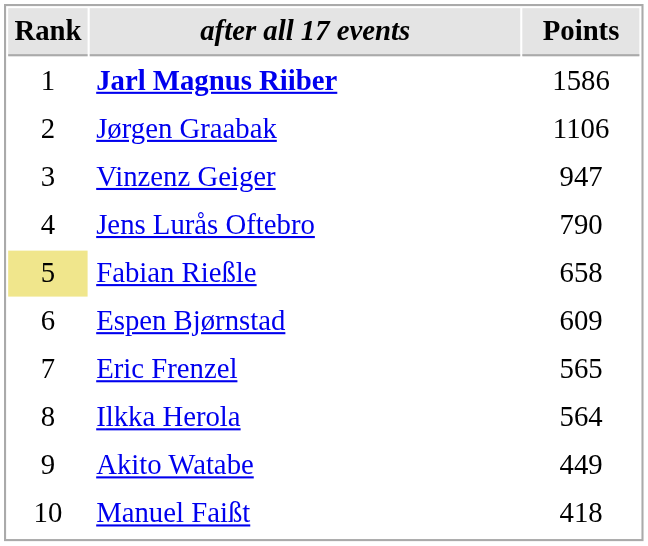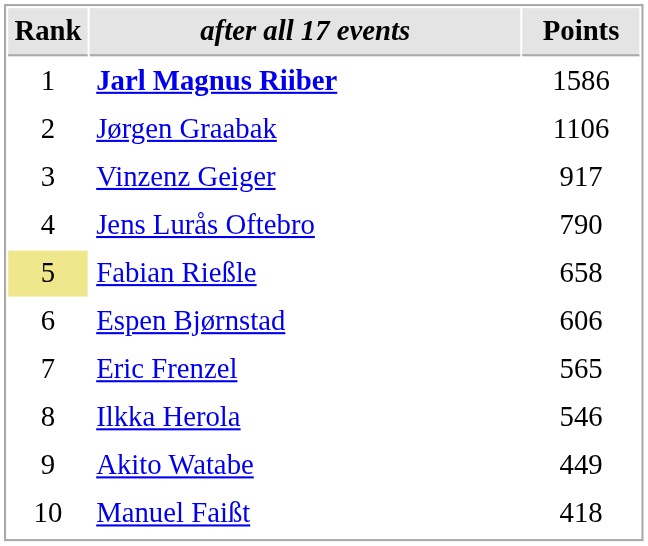(581, 176) 947 -> (581, 176) 917
(581, 321) 609 -> (581, 321) 606
(581, 417) 564 -> (581, 417) 546
